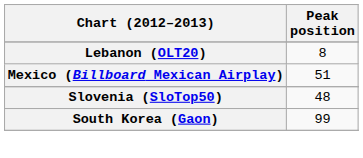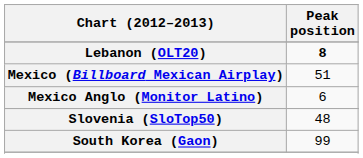(323, 53) normal -> (323, 53) bold
+ row: (146, 97)
